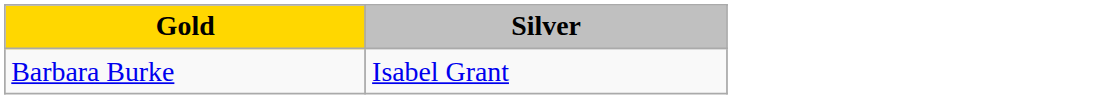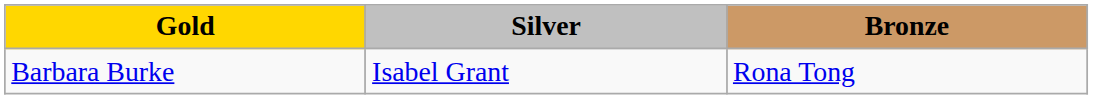+ column: (907, 26)
